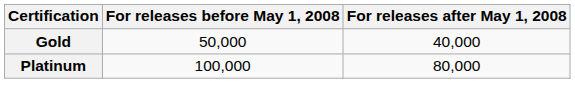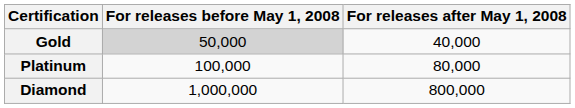(223, 41) no background -> (223, 41) lightgrey background
+ row: (53, 90)
